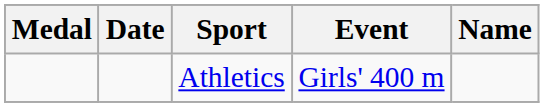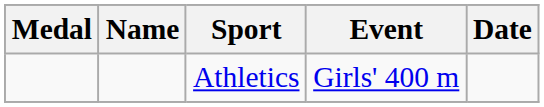columns swapped: (495, 28) <-> (135, 28)
